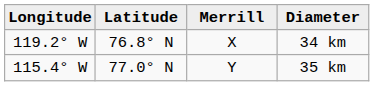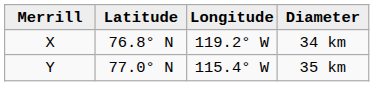columns swapped: (232, 17) <-> (50, 17)
